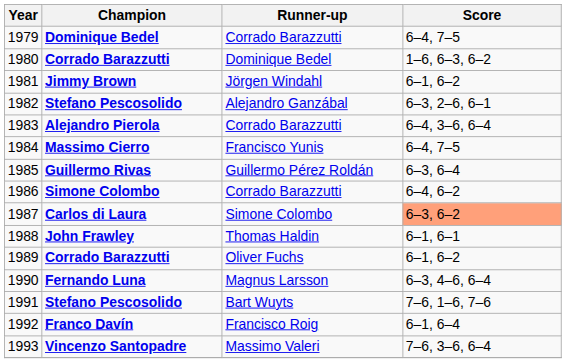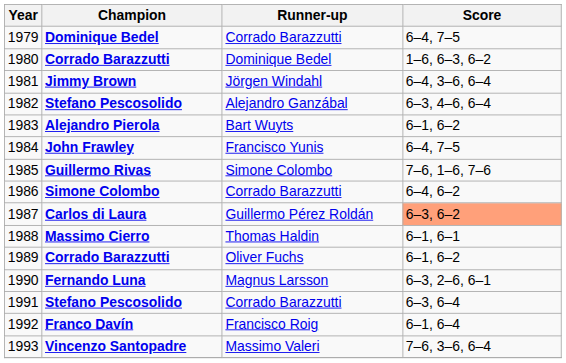(433, 81) 6–1, 6–2 -> (448, 81) 6–4, 3–6, 6–4
(448, 103) 6–3, 2–6, 6–1 -> (448, 103) 6–3, 4–6, 6–4
(283, 125) Corrado Barazzutti -> (259, 125) Bart Wuyts
(448, 125) 6–4, 3–6, 6–4 -> (433, 125) 6–1, 6–2
(97, 147) Massimo Cierro -> (90, 147) John Frawley
(299, 170) Guillermo Pérez Roldán -> (279, 170) Simone Colombo
(433, 170) 6–3, 6–4 -> (448, 170) 7–6, 1–6, 7–6
(279, 214) Simone Colombo -> (299, 214) Guillermo Pérez Roldán
(90, 236) John Frawley -> (97, 236) Massimo Cierro
(448, 280) 6–3, 4–6, 6–4 -> (448, 280) 6–3, 2–6, 6–1
(259, 302) Bart Wuyts -> (283, 302) Corrado Barazzutti
(448, 302) 7–6, 1–6, 7–6 -> (433, 302) 6–3, 6–4
